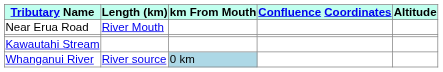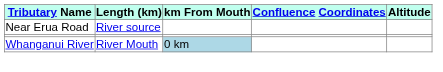(133, 27) River Mouth -> (128, 27) River source
- row: (53, 44)
(134, 59) River source -> (127, 44) River Mouth
